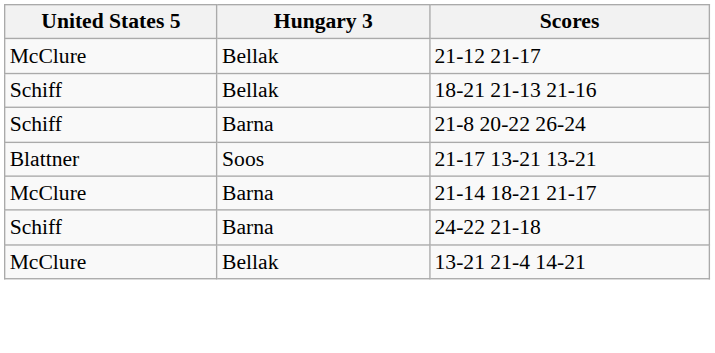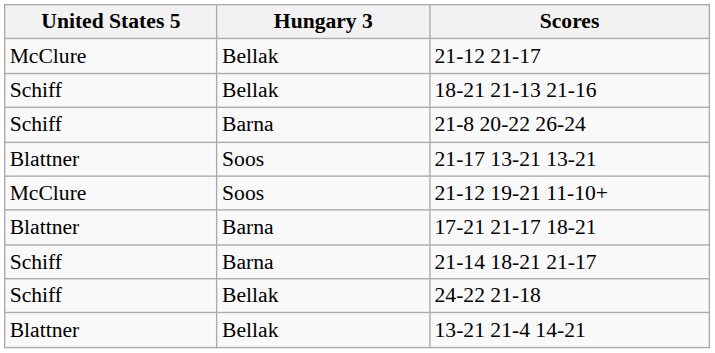+ row: (521, 192)
+ row: (516, 227)
(48, 192) McClure -> (36, 261) Schiff
(248, 227) Barna -> (250, 295) Bellak
(48, 261) McClure -> (44, 329) Blattner
